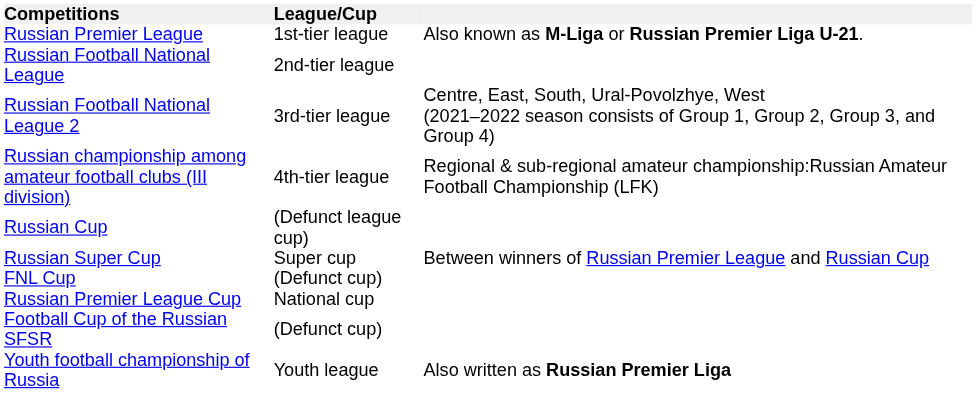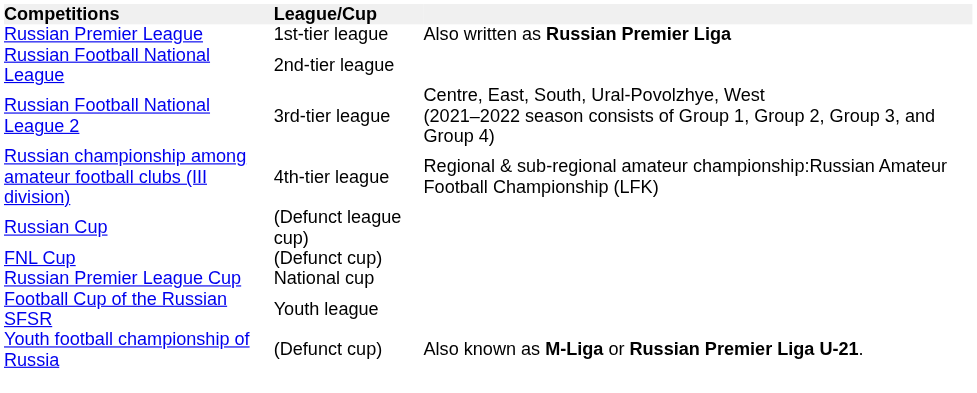(644, 34) Also known as M-Liga or Russian Premier Liga U-21. -> (577, 34) Also written as Russian Premier Liga
- row: (82, 258)
(328, 329) (Defunct cup) -> (326, 309) Youth league
(326, 370) Youth league -> (328, 349) (Defunct cup)
(577, 370) Also written as Russian Premier Liga -> (644, 349) Also known as M-Liga or Russian Premier Liga U-21.
